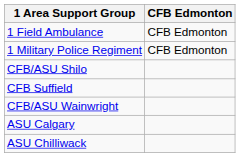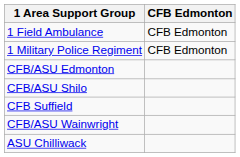+ row: (61, 69)
- row: (41, 124)
